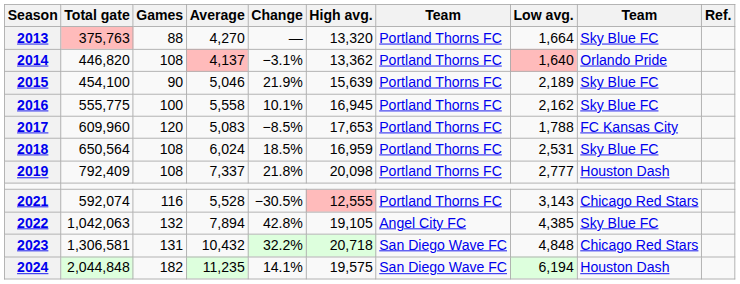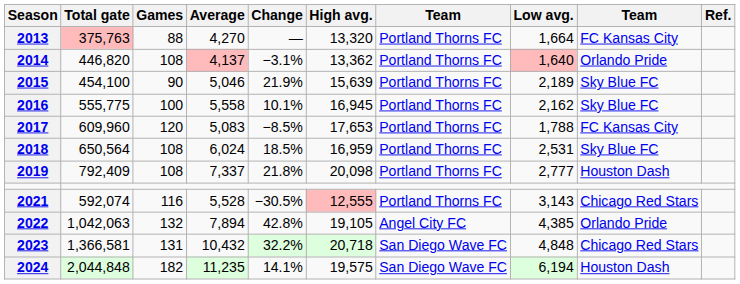(619, 37) Sky Blue FC -> (629, 37) FC Kansas City
(619, 223) Sky Blue FC -> (624, 223) Orlando Pride
(98, 245) 1,306,581 -> (98, 245) 1,366,581
